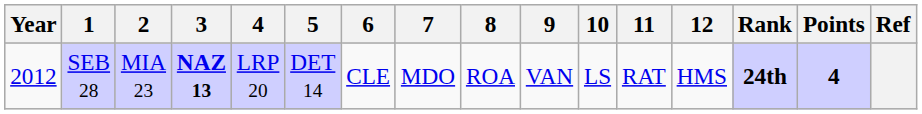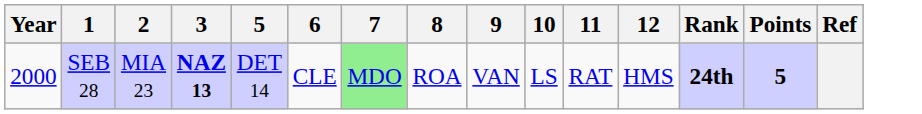- column: (258, 23)
(33, 75) 2012 -> (33, 75) 2000
(428, 75) no background -> (375, 75) lightgreen background
(834, 75) 4 -> (780, 75) 5
